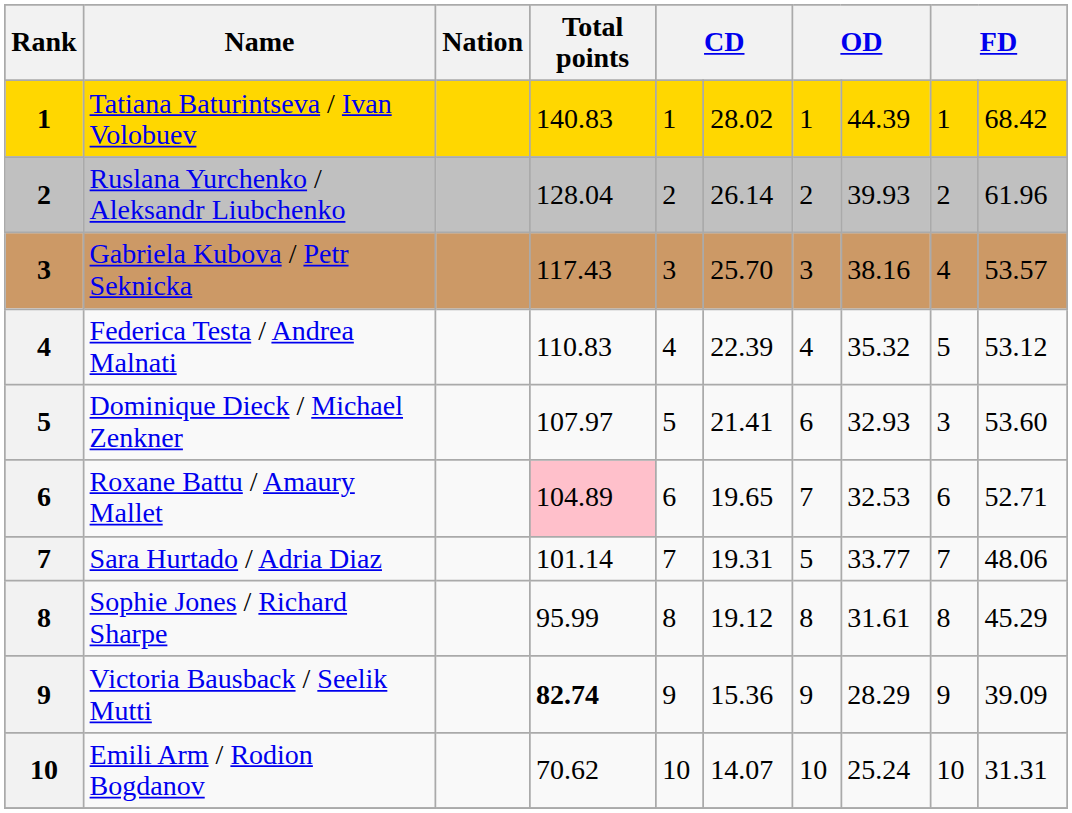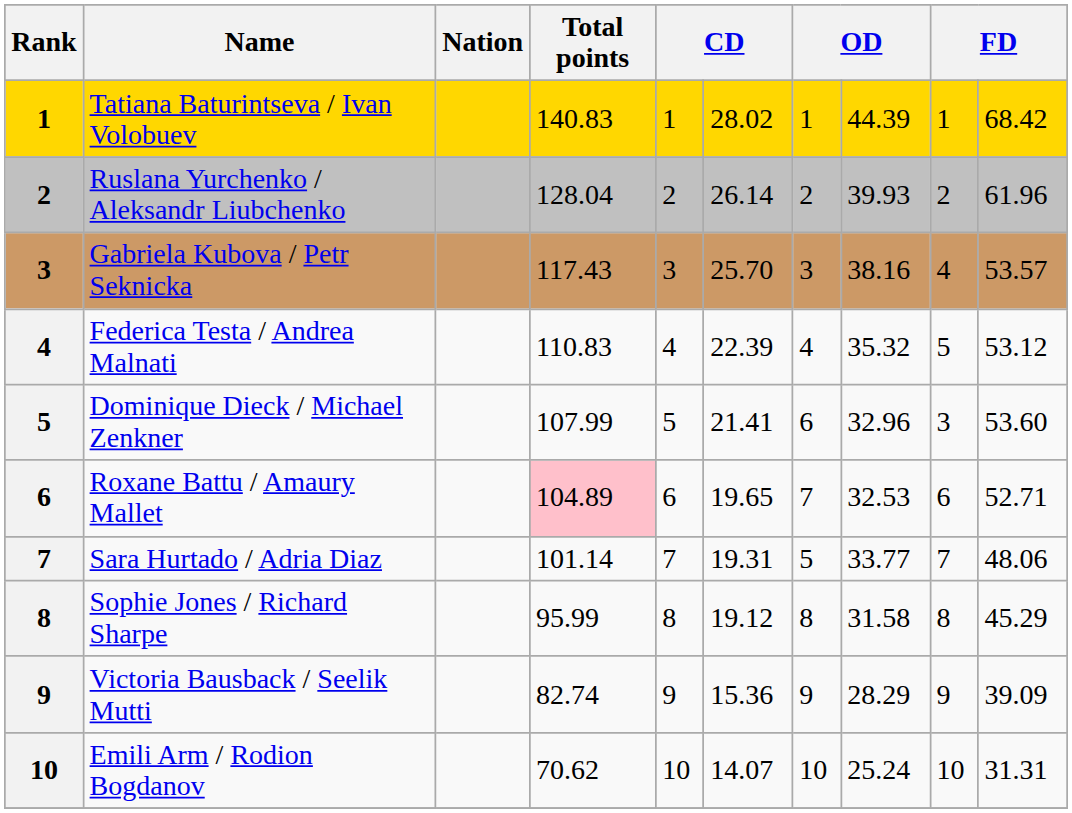(575, 421) 107.97 -> (575, 421) 107.99
(879, 421) 32.93 -> (879, 421) 32.96
(879, 618) 31.61 -> (879, 618) 31.58
(568, 694) bold -> (568, 694) normal
